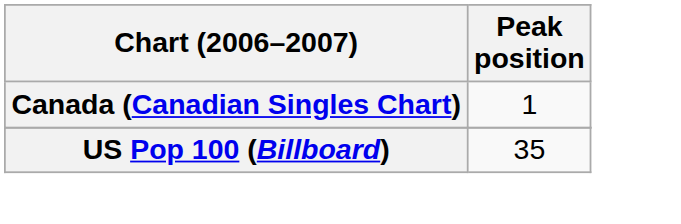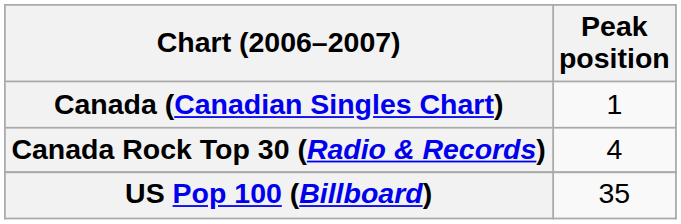+ row: (279, 149)
